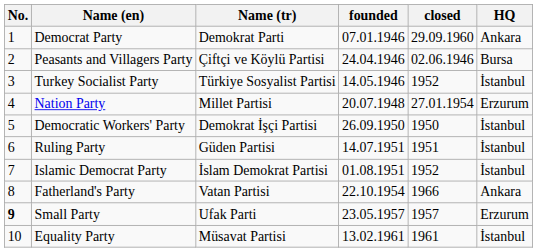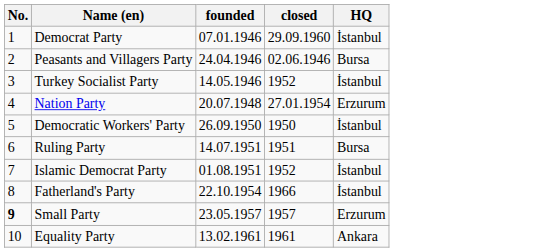- column: (267, 15)
(501, 37) Ankara -> (359, 37) İstanbul
(503, 147) İstanbul -> (353, 147) Bursa
(501, 192) Ankara -> (359, 192) İstanbul
(503, 236) İstanbul -> (357, 236) Ankara
